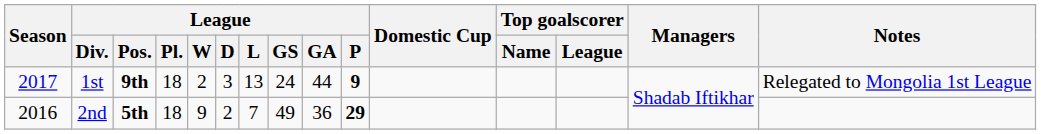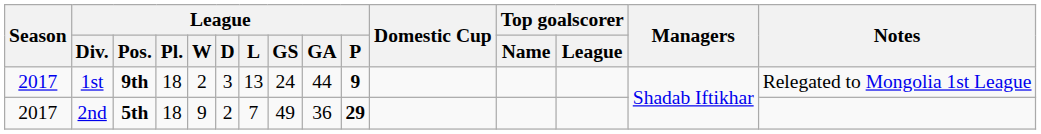(38, 112) 2016 -> (38, 112) 2017
